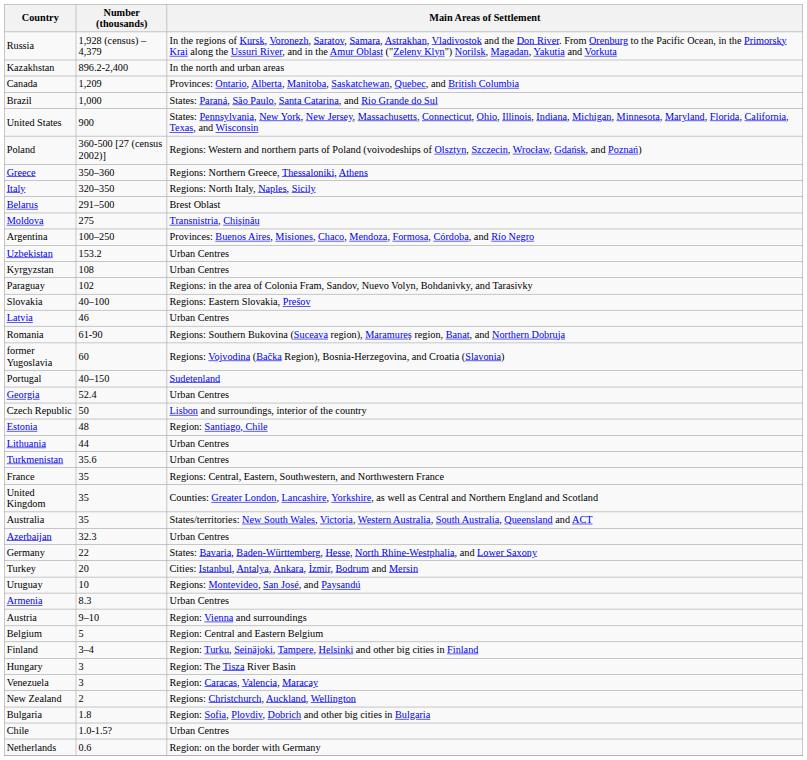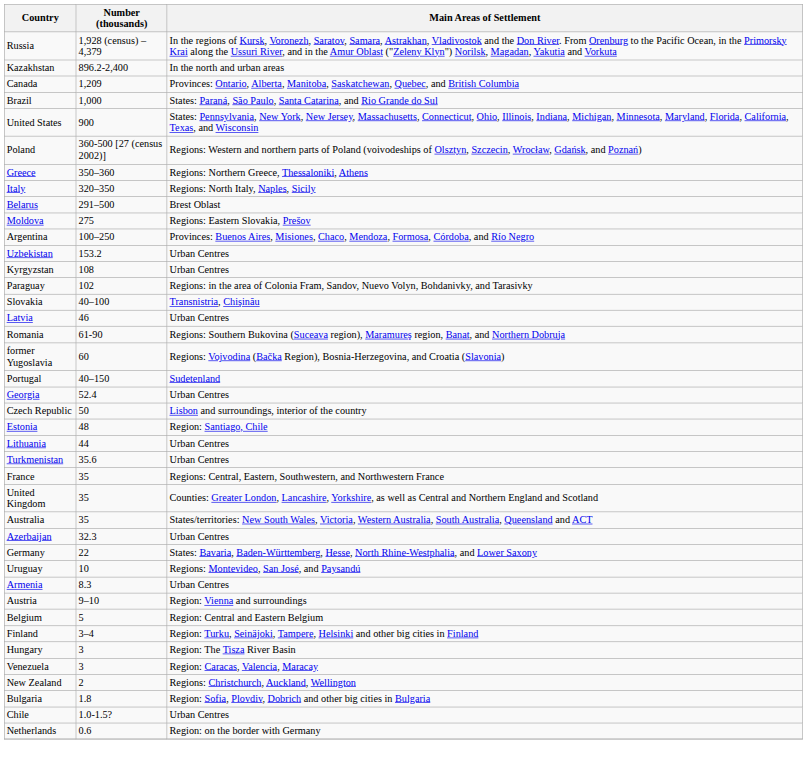(215, 221) Transnistria, Chişinău -> (240, 221) Regions: Eastern Slovakia, Prešov
(240, 302) Regions: Eastern Slovakia, Prešov -> (215, 302) Transnistria, Chişinău
- row: (21, 568)
